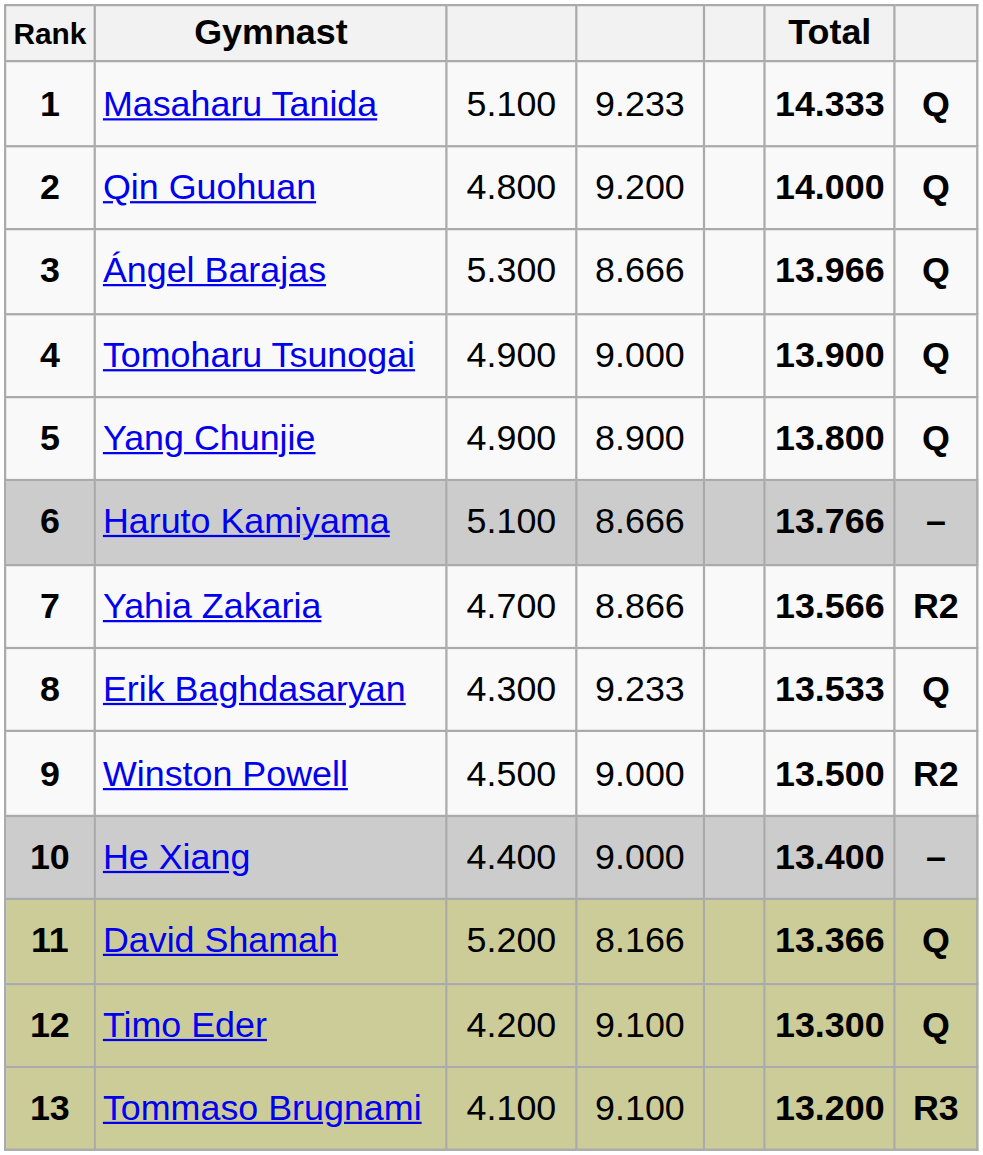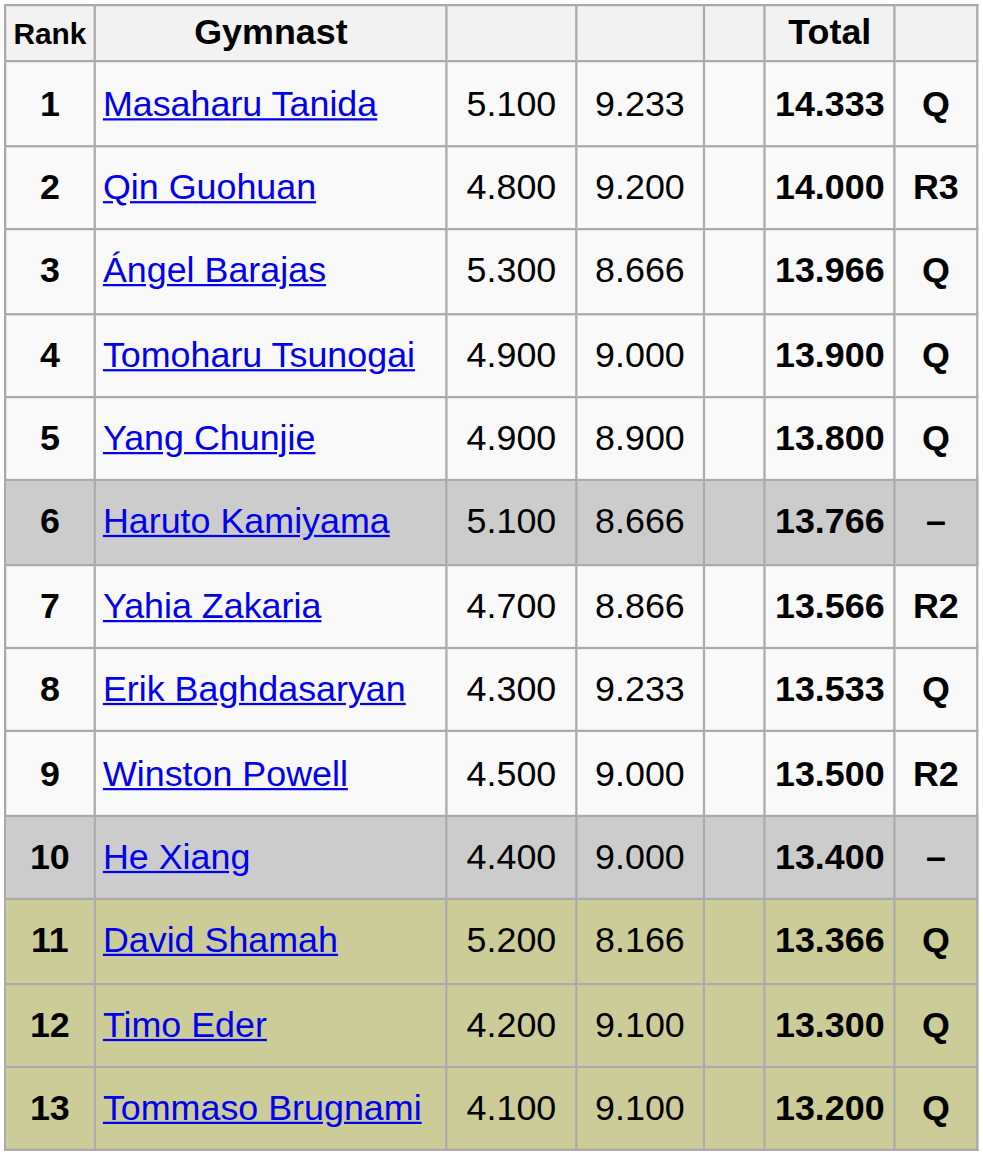(936, 186) Q -> (936, 186) R3
(936, 1107) R3 -> (936, 1107) Q
